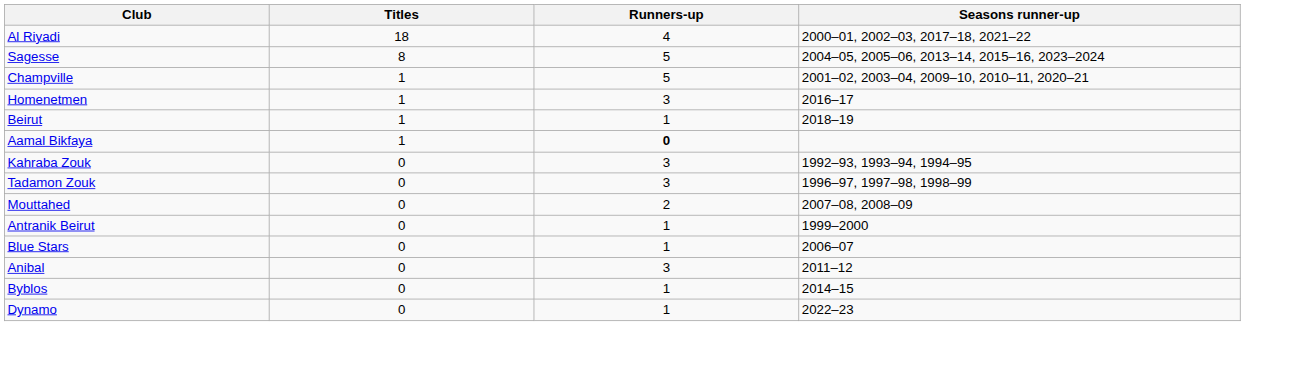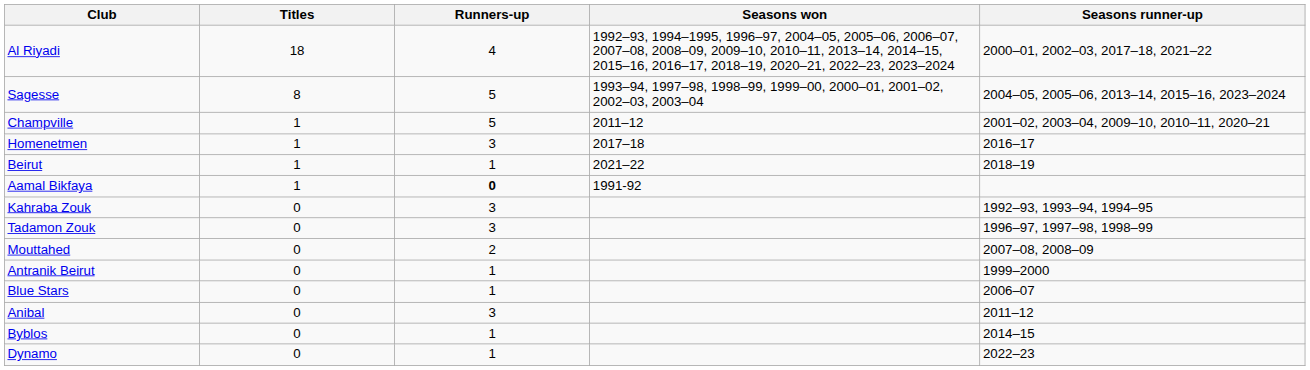+ column: (785, 15)
